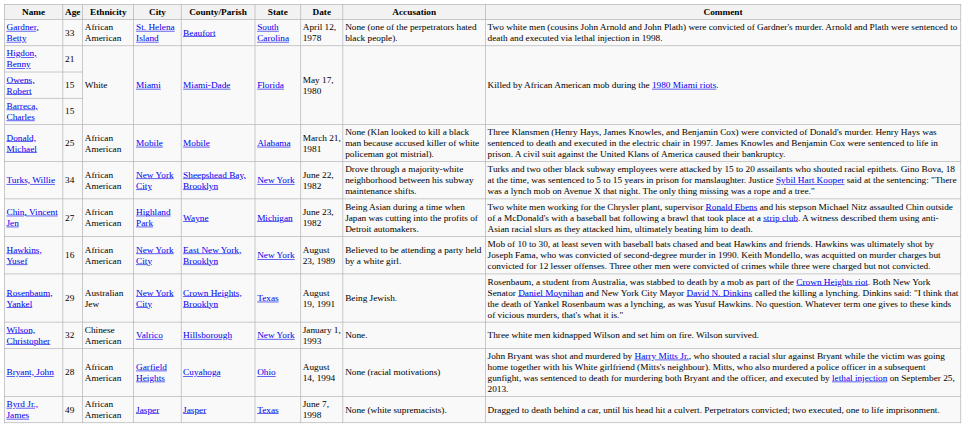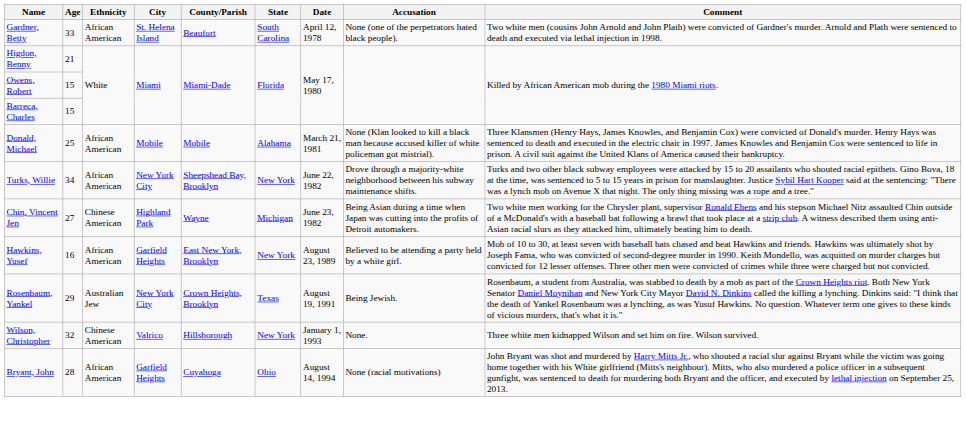(103, 218) African American -> (103, 218) Chinese American
(155, 255) New York City -> (152, 255) Garfield Heights
- row: (22, 409)
